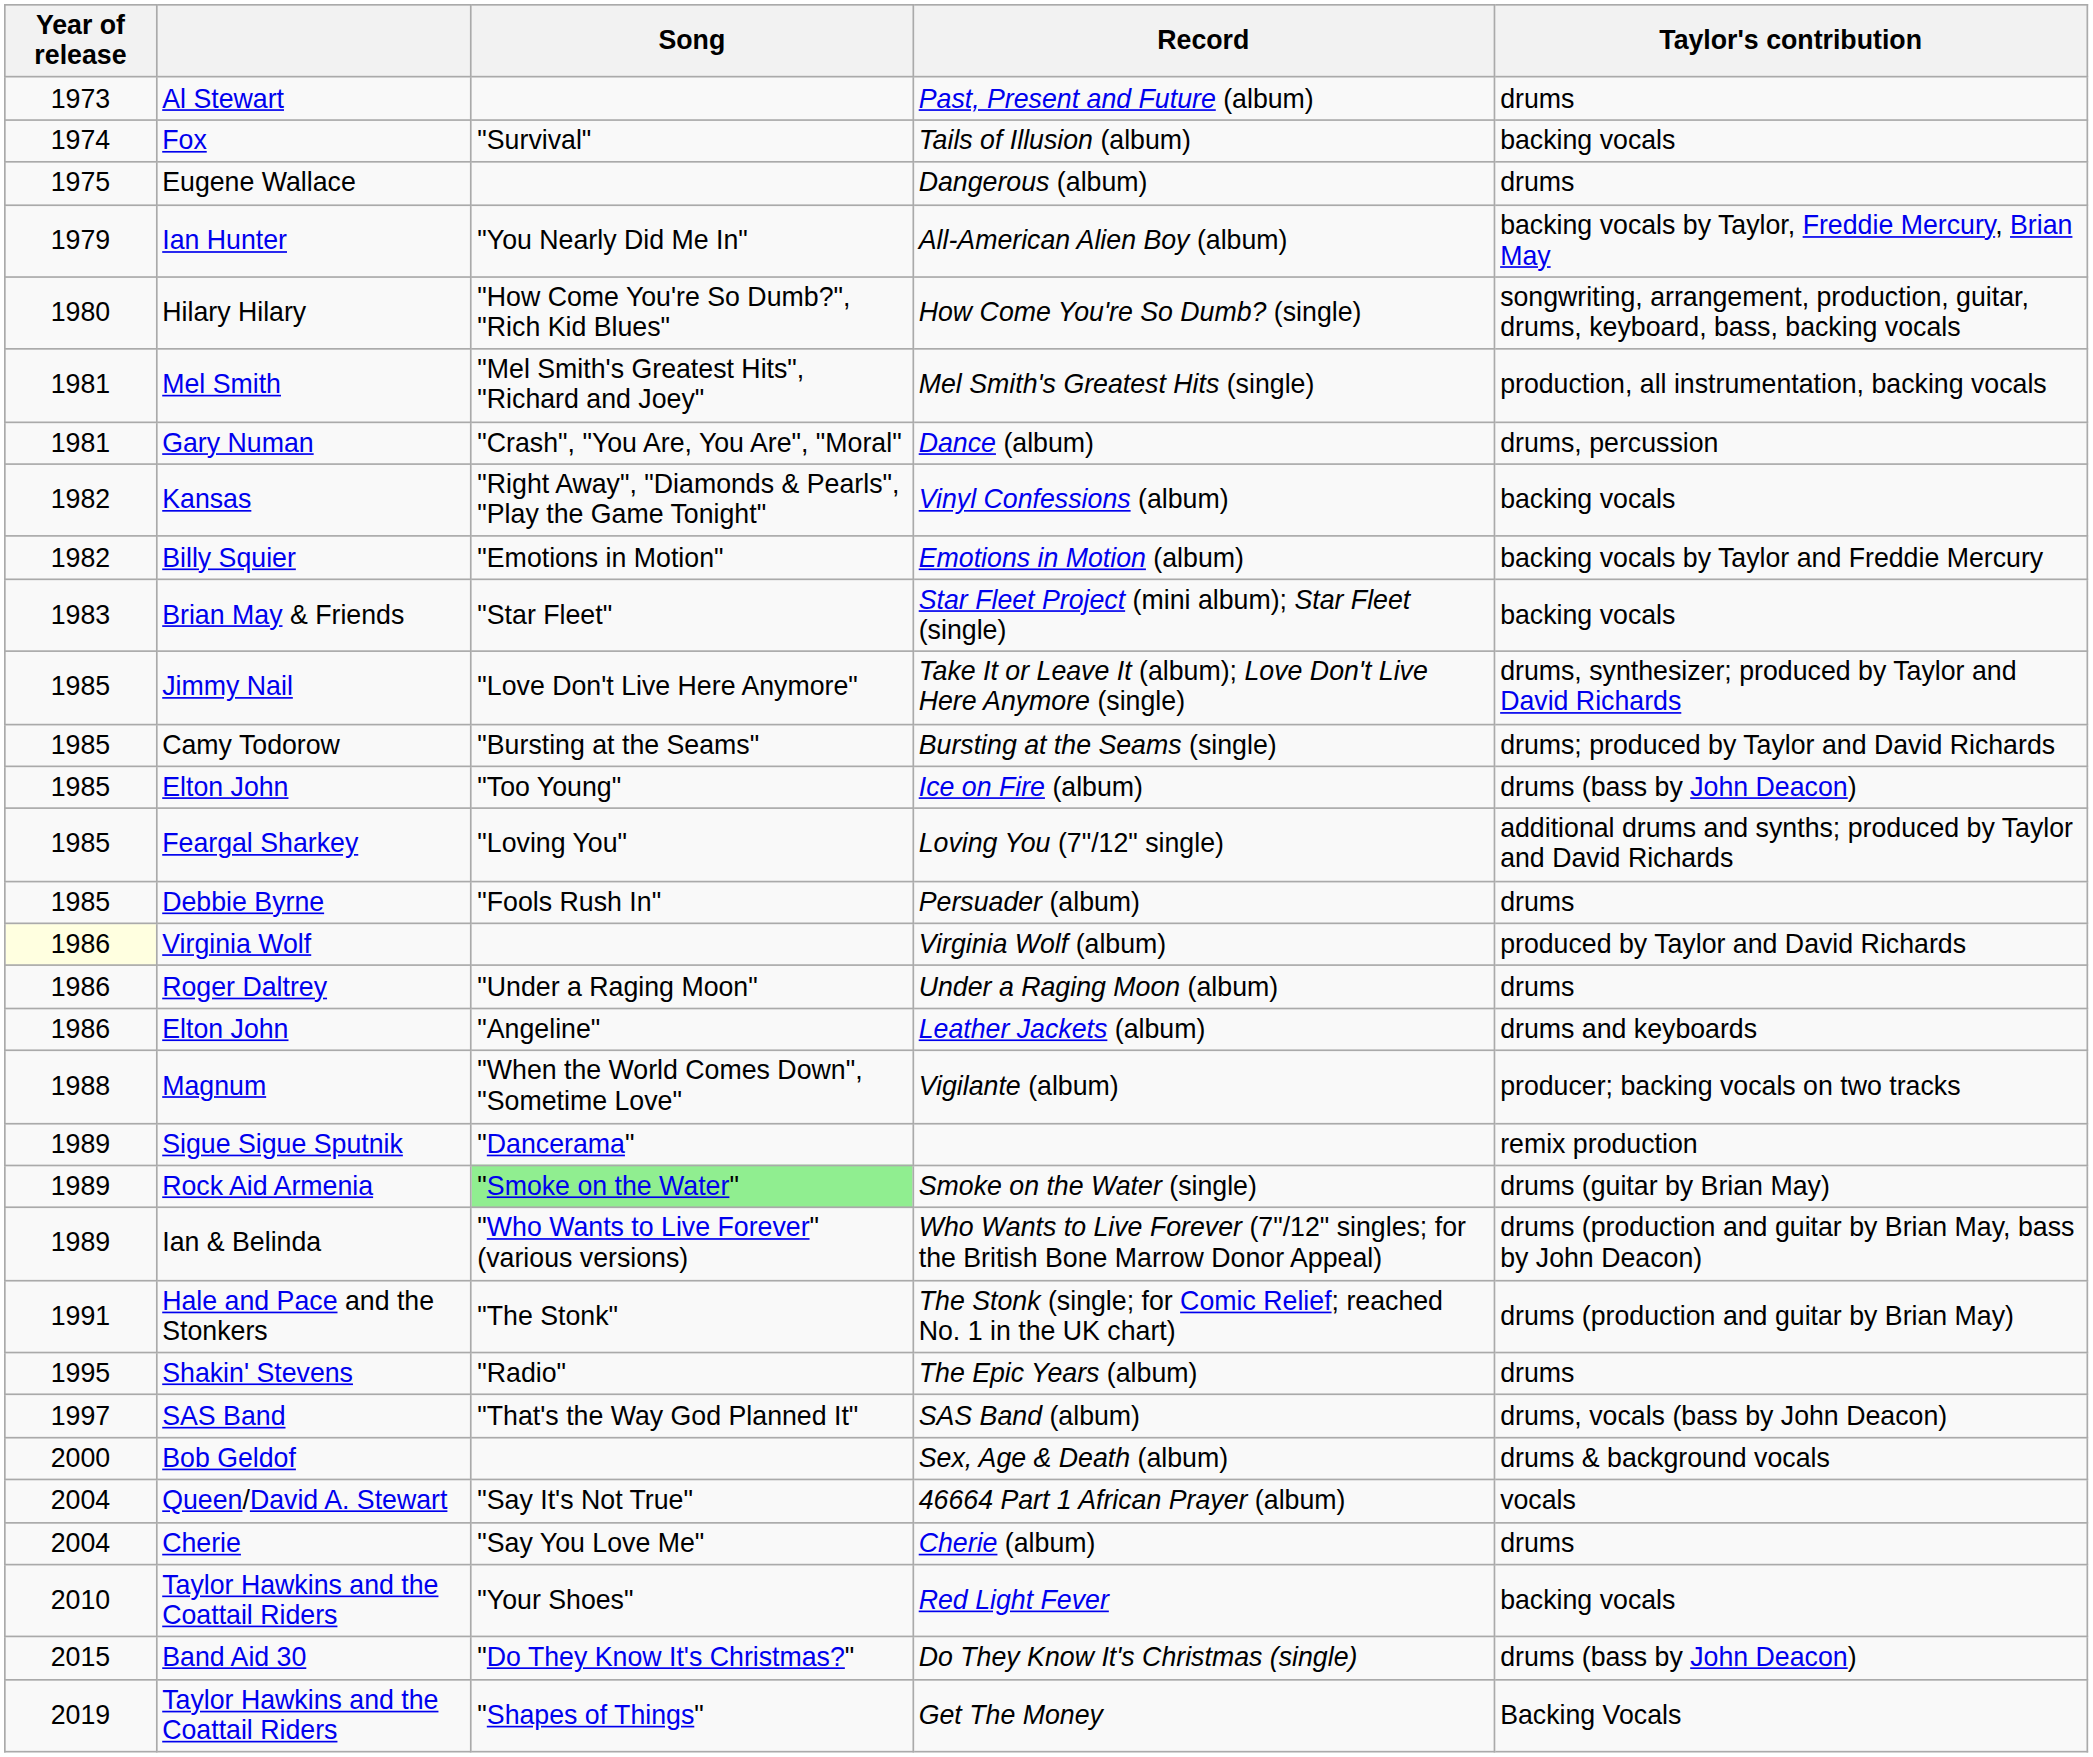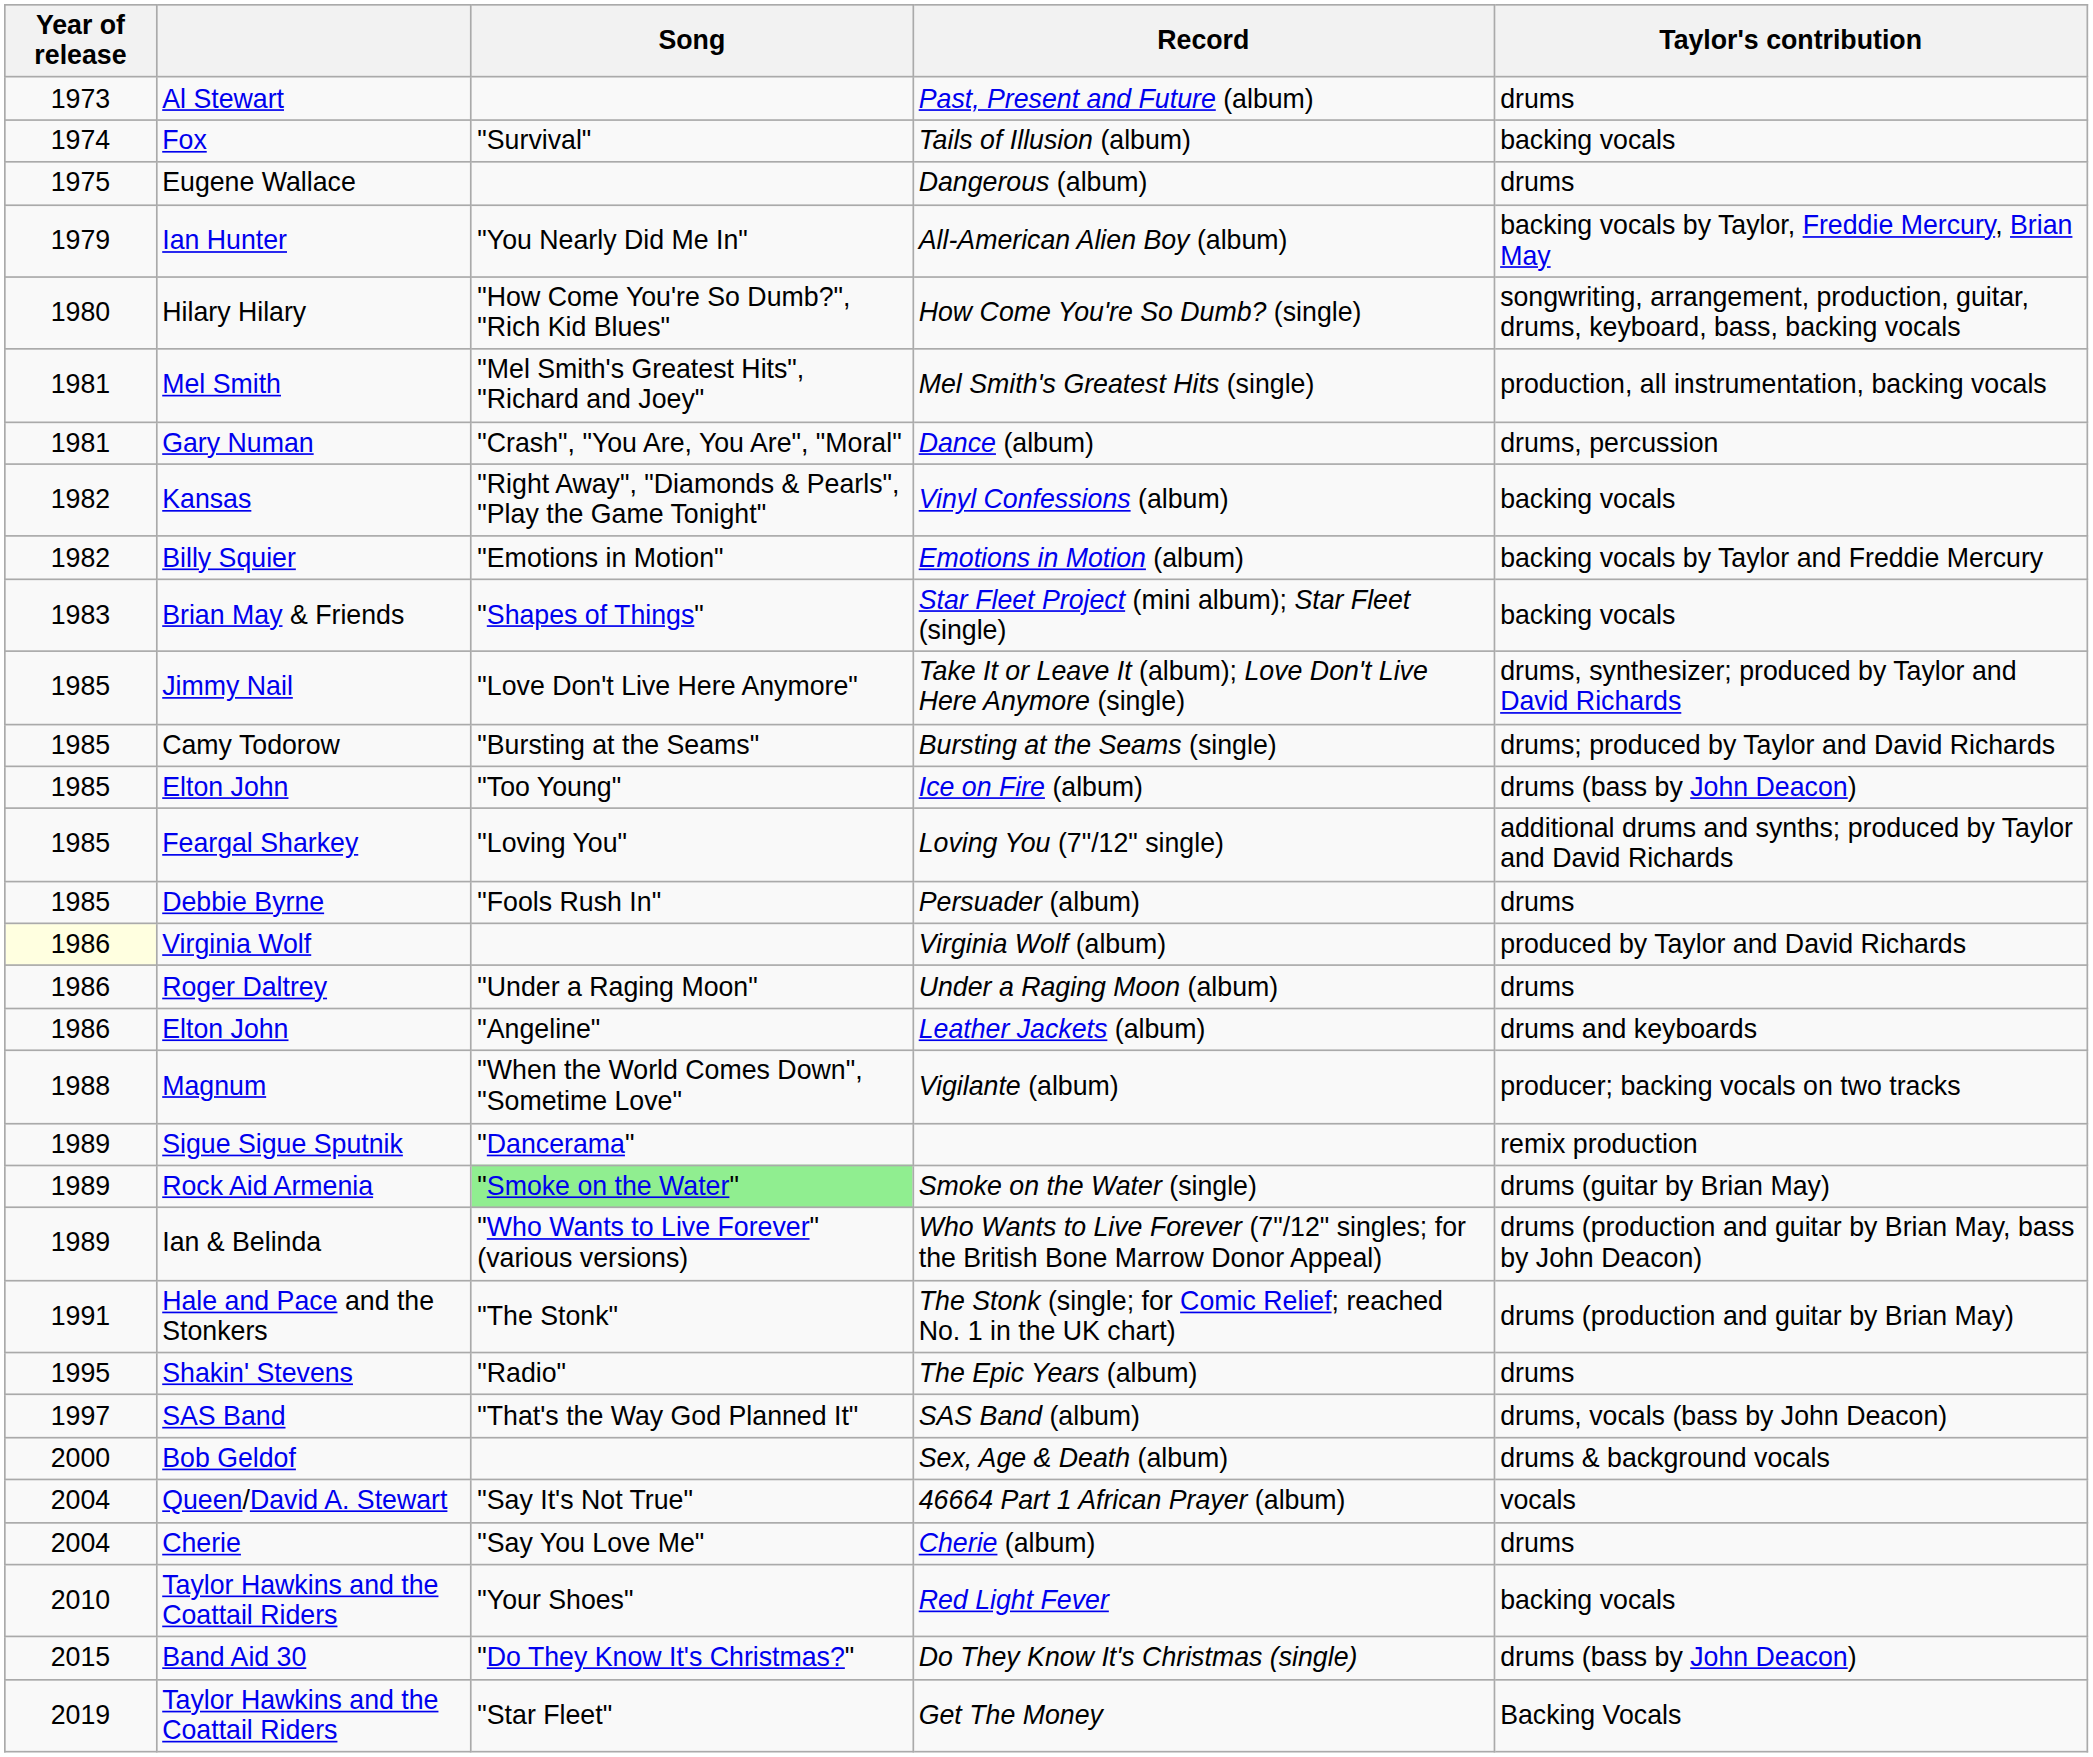(545, 614) "Star Fleet" -> (591, 614) "Shapes of Things"
(591, 1715) "Shapes of Things" -> (545, 1715) "Star Fleet"
